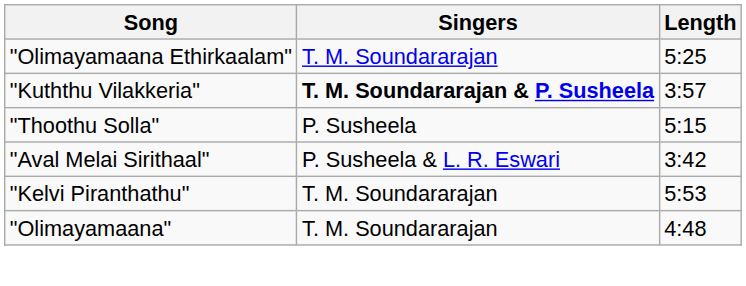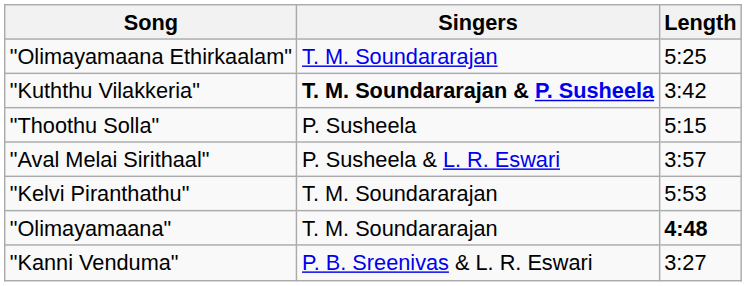(685, 91) 3:57 -> (685, 91) 3:42
(685, 160) 3:42 -> (685, 160) 3:57
(685, 229) normal -> (686, 229) bold
+ row: (94, 263)
